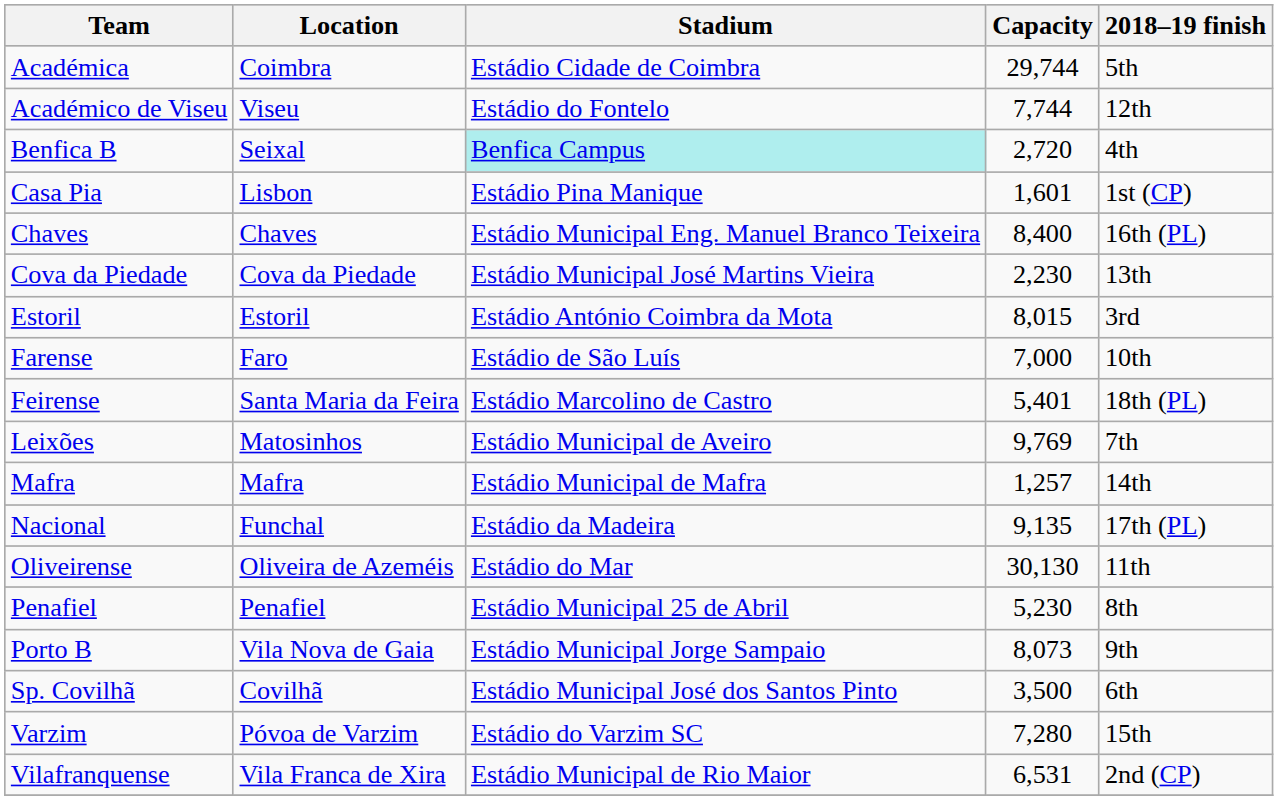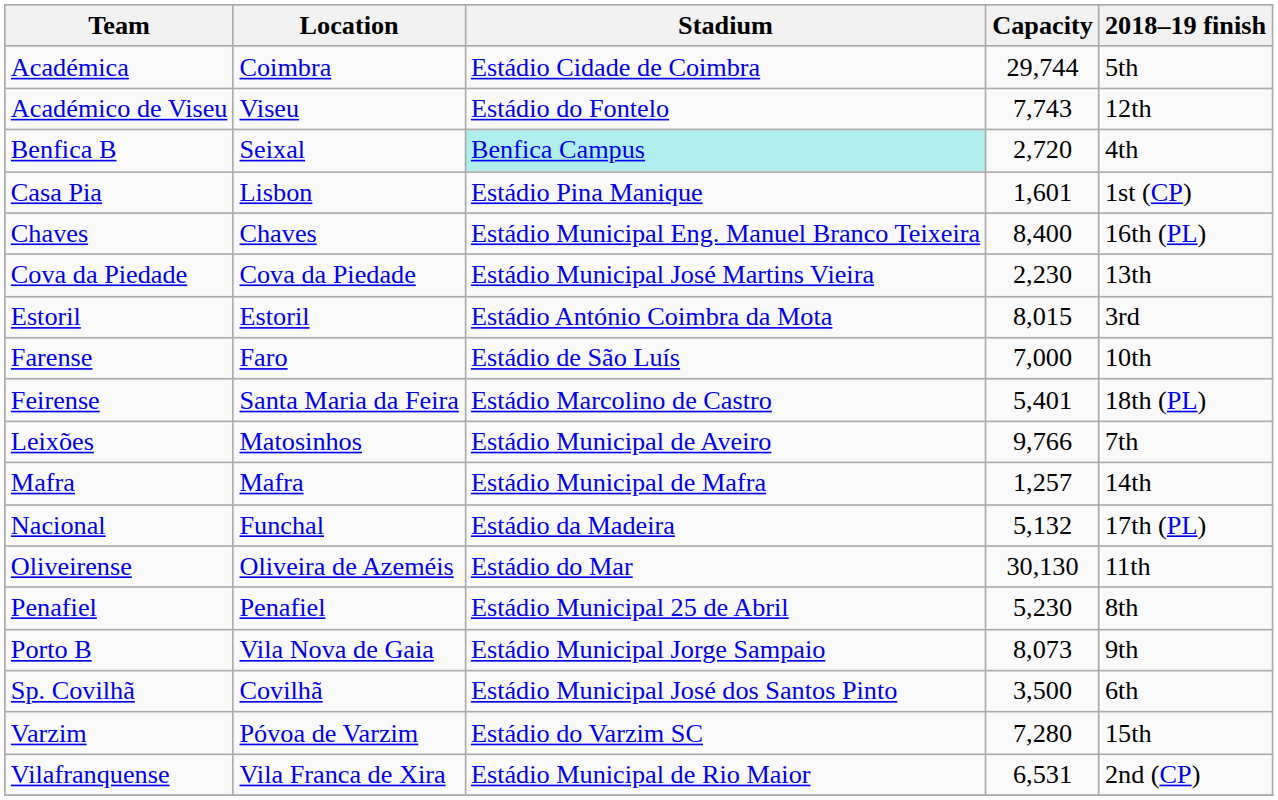(1043, 108) 7,744 -> (1043, 108) 7,743
(1043, 441) 9,769 -> (1043, 441) 9,766
(1043, 524) 9,135 -> (1043, 524) 5,132
